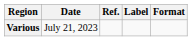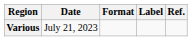columns swapped: (169, 12) <-> (111, 12)
